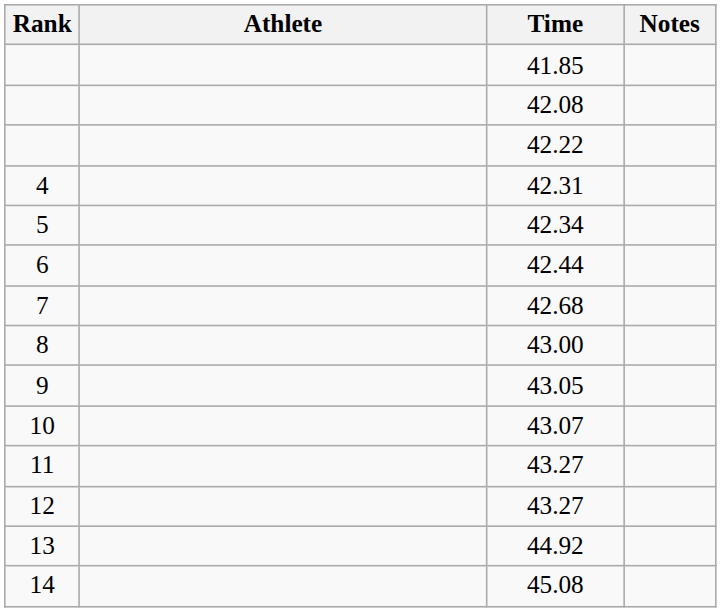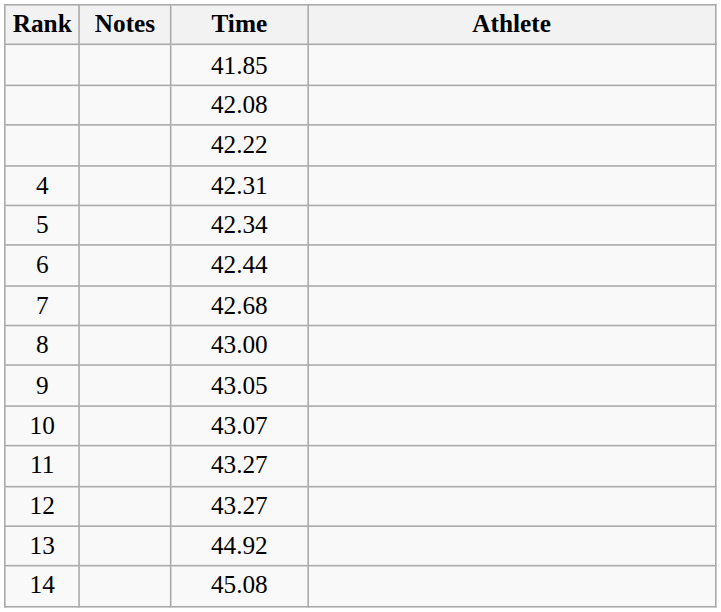columns swapped: (283, 24) <-> (670, 24)
